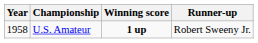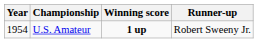(17, 29) 1958 -> (17, 29) 1954
